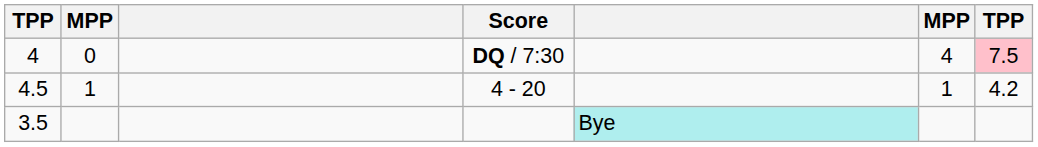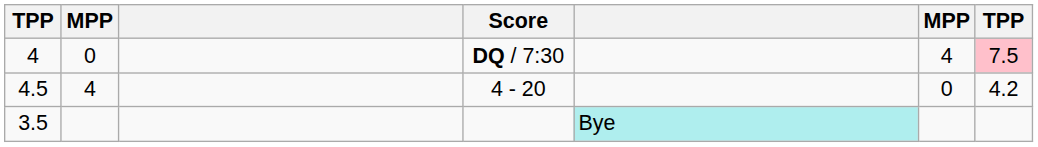(90, 89) 1 -> (90, 89) 4
(947, 89) 1 -> (947, 89) 0
